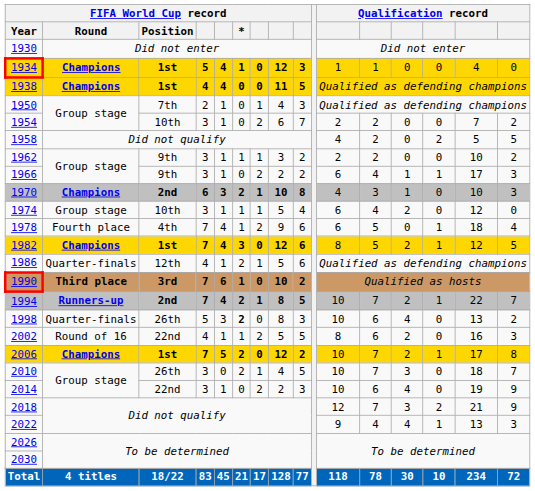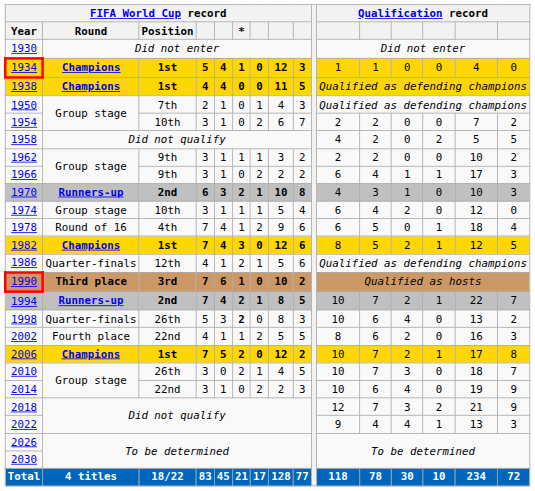(91, 192) Champions -> (91, 192) Runners-up
(91, 228) Fourth place -> (91, 228) Round of 16
(91, 336) Round of 16 -> (91, 336) Fourth place
